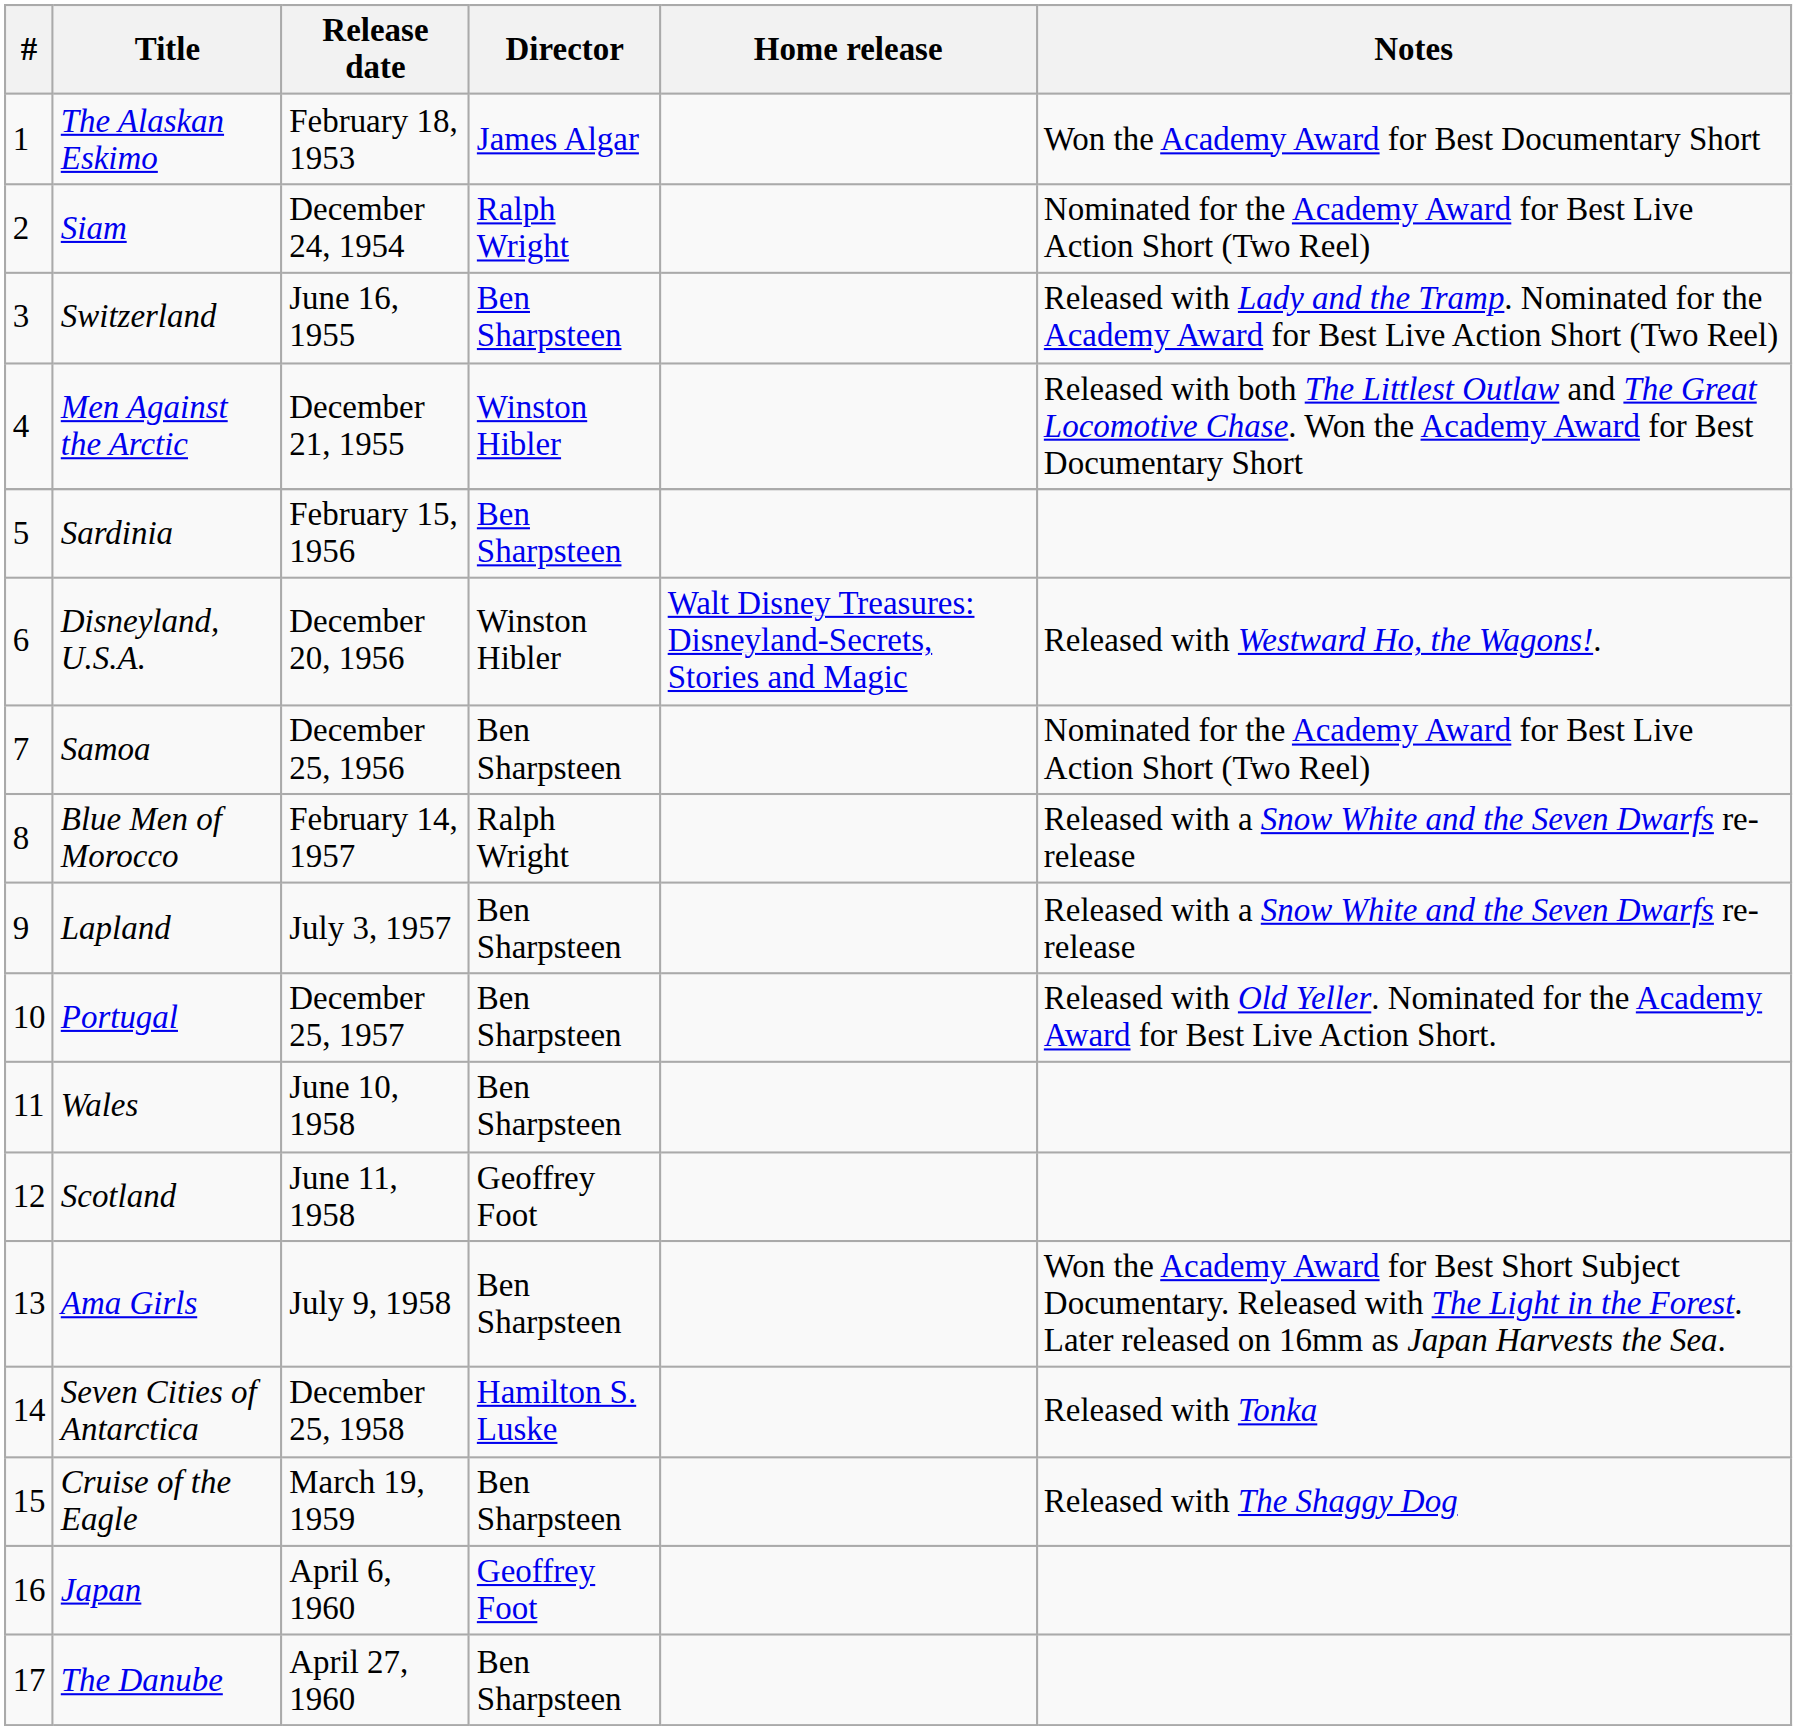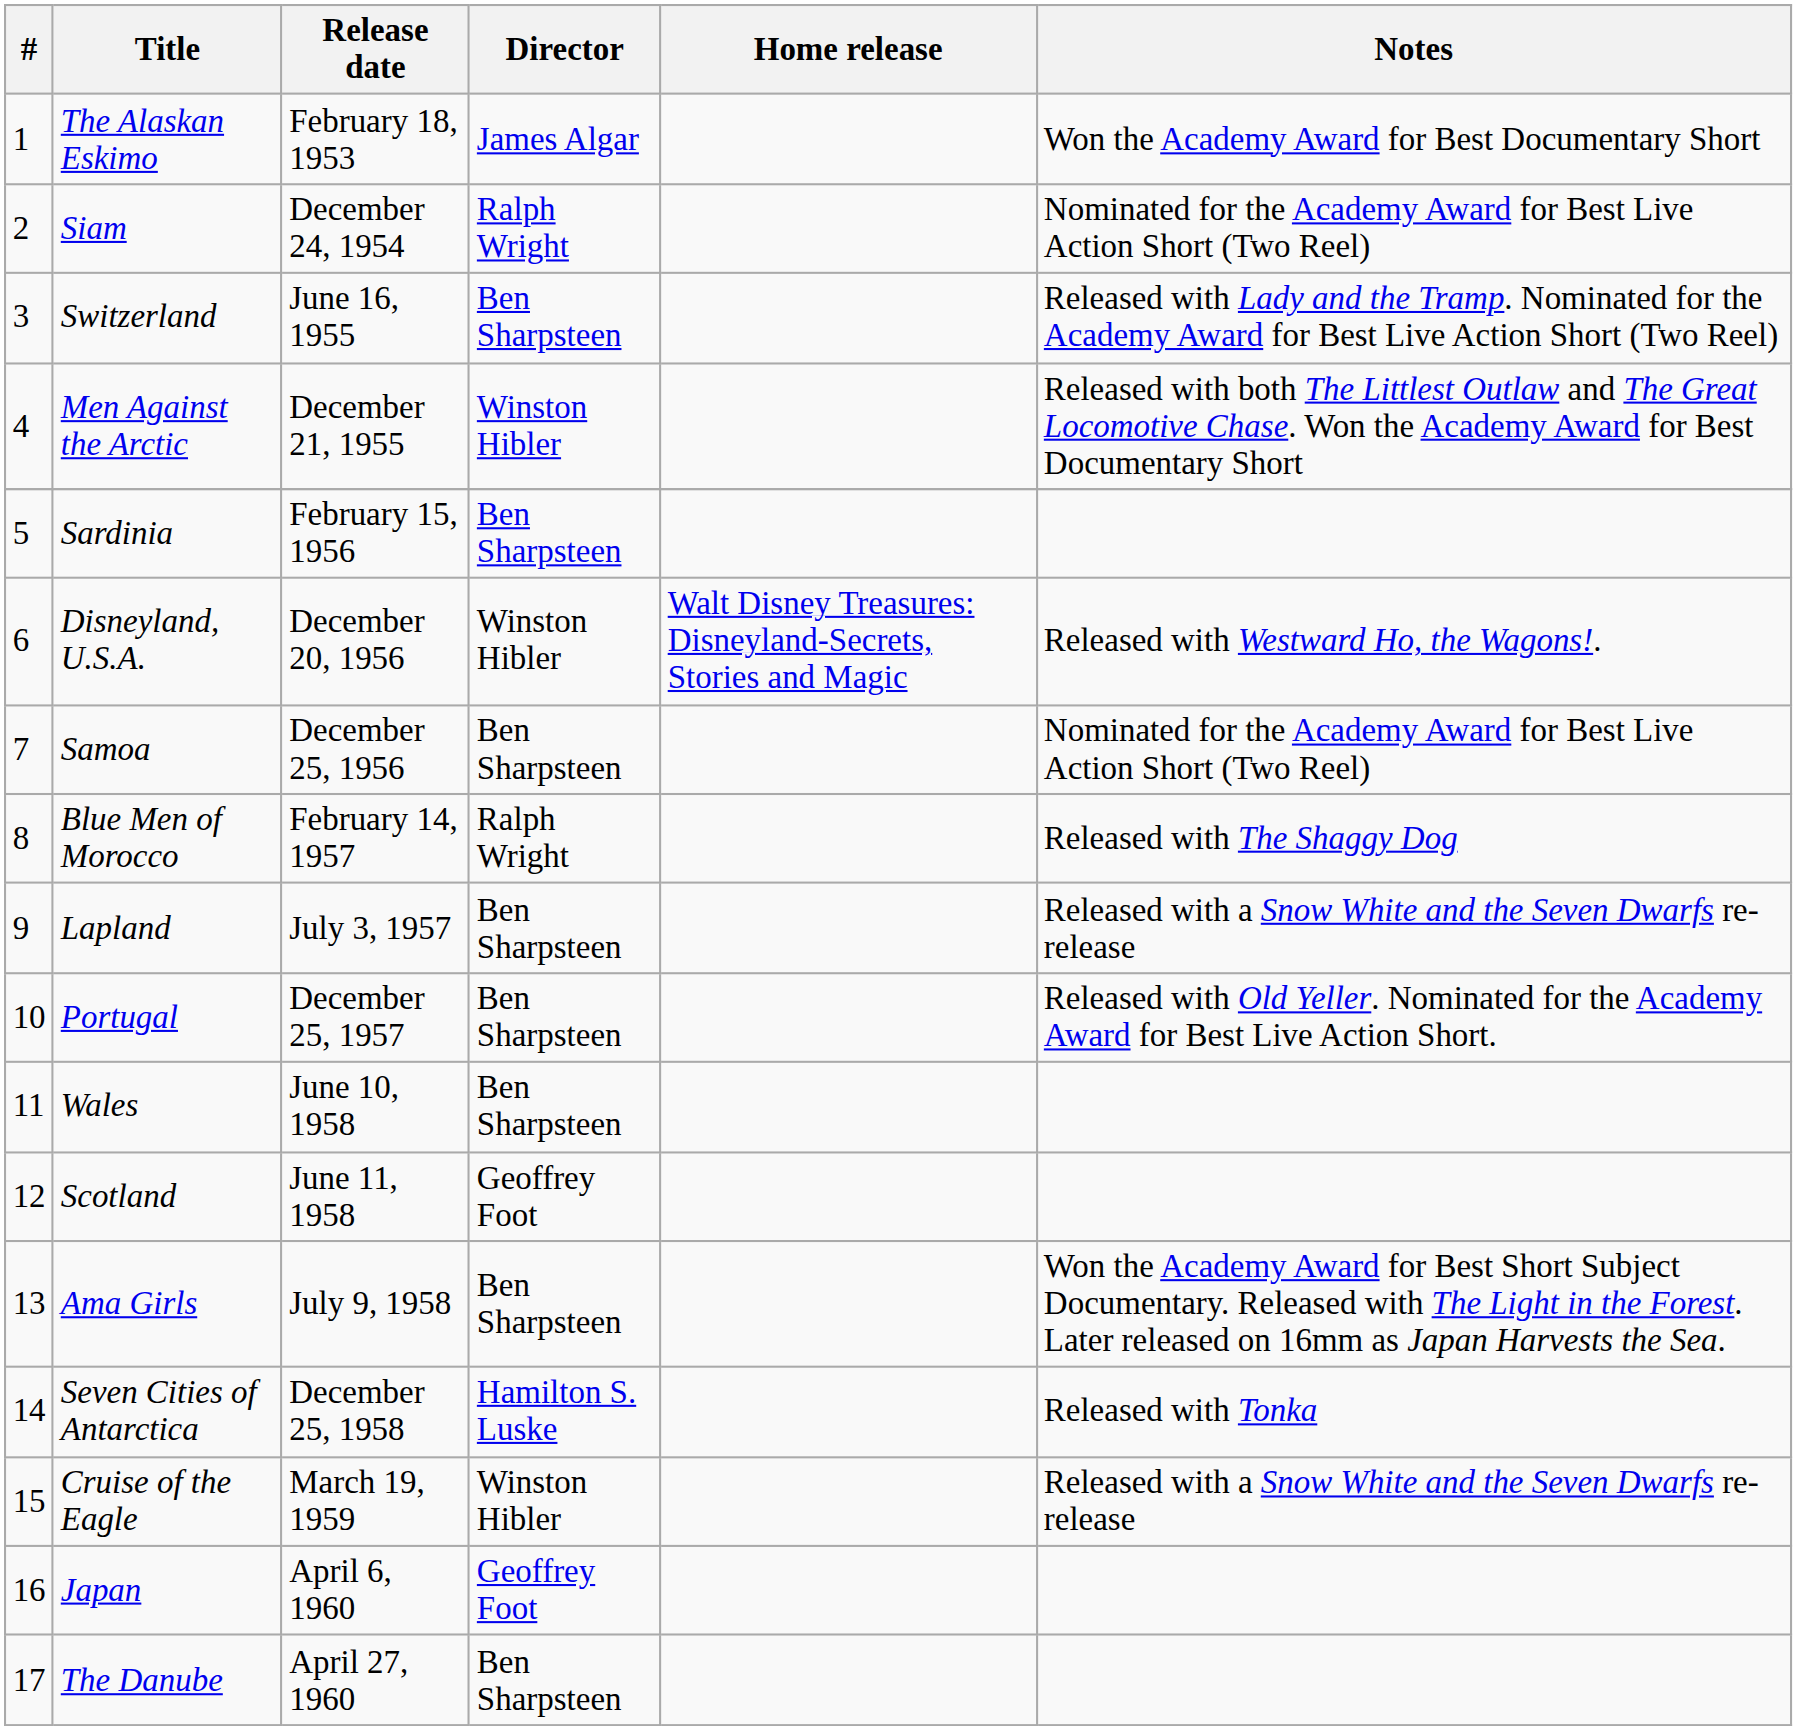(1401, 838) Released with a Snow White and the Seven Dwarfs re-release -> (1251, 838) Released with The Shaggy Dog
(549, 1500) Ben Sharpsteen -> (532, 1500) Winston Hibler
(1251, 1500) Released with The Shaggy Dog -> (1401, 1500) Released with a Snow White and the Seven Dwarfs re-release
